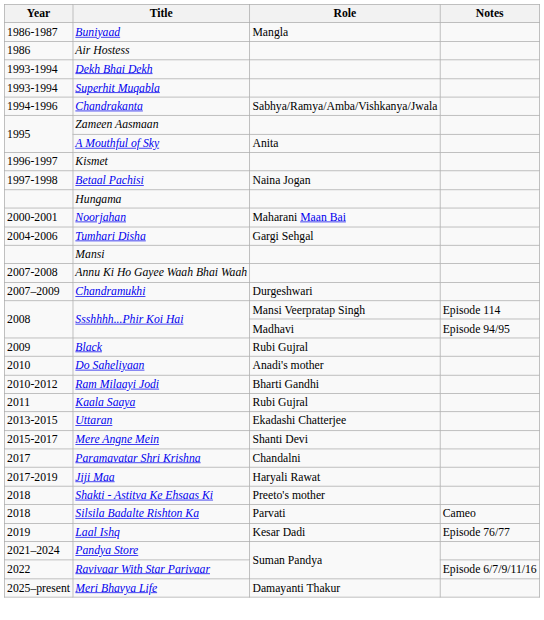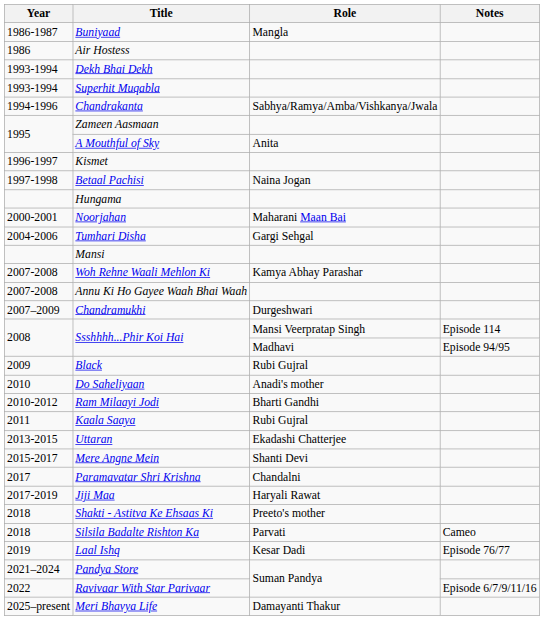+ row: (143, 273)
